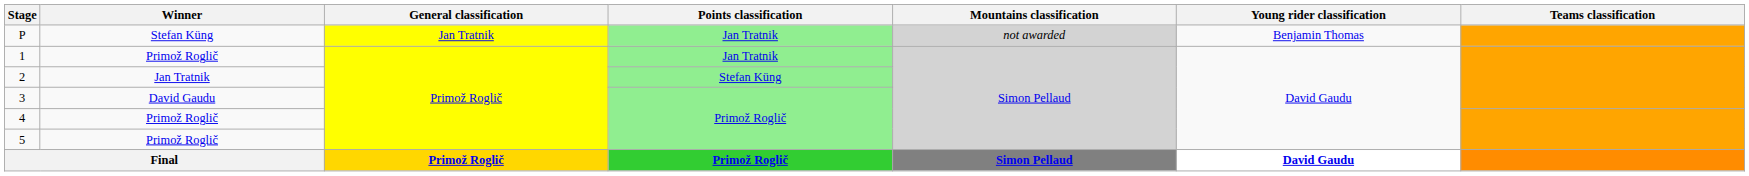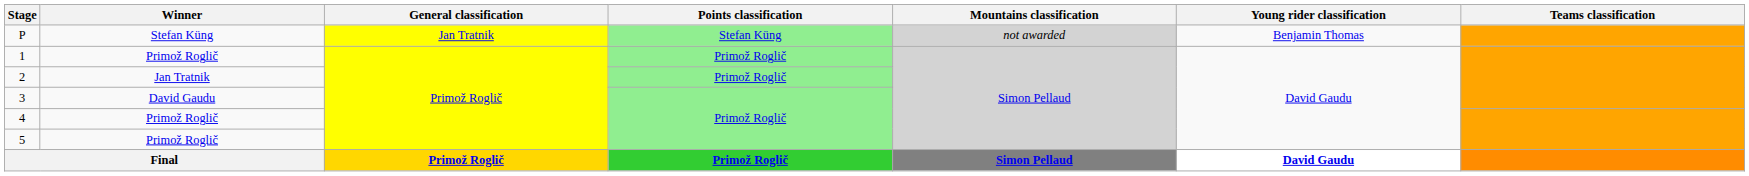(750, 35) Jan Tratnik -> (750, 35) Stefan Küng
(750, 56) Jan Tratnik -> (750, 56) Primož Roglič
(750, 77) Stefan Küng -> (750, 77) Primož Roglič
